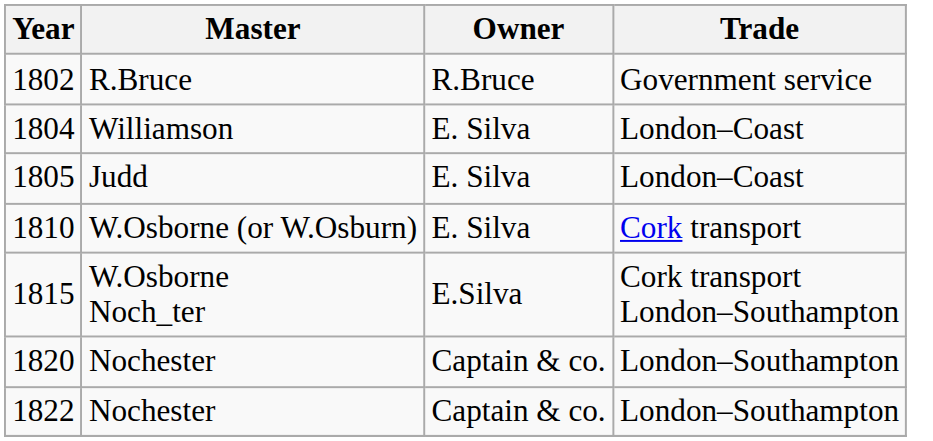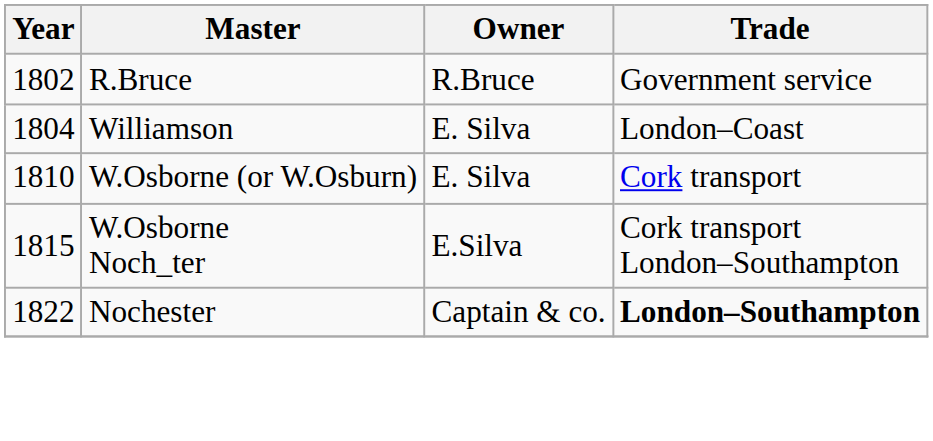- row: (43, 177)
- row: (43, 361)
(760, 410) normal -> (770, 311) bold
